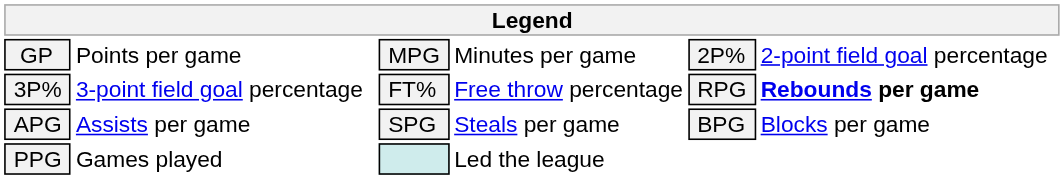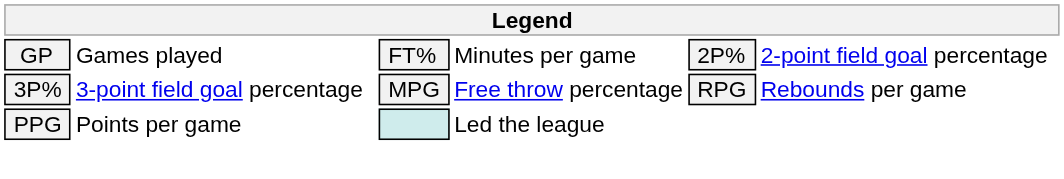(159, 55) Points per game -> (149, 55) Games played
(414, 55) MPG -> (412, 55) FT%
(412, 89) FT% -> (414, 89) MPG
(870, 89) bold -> (864, 89) normal
- row: (38, 124)
(149, 159) Games played -> (159, 124) Points per game
